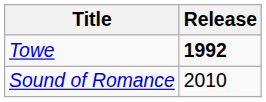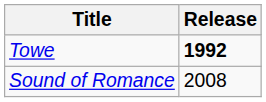(205, 81) 2010 -> (205, 81) 2008
